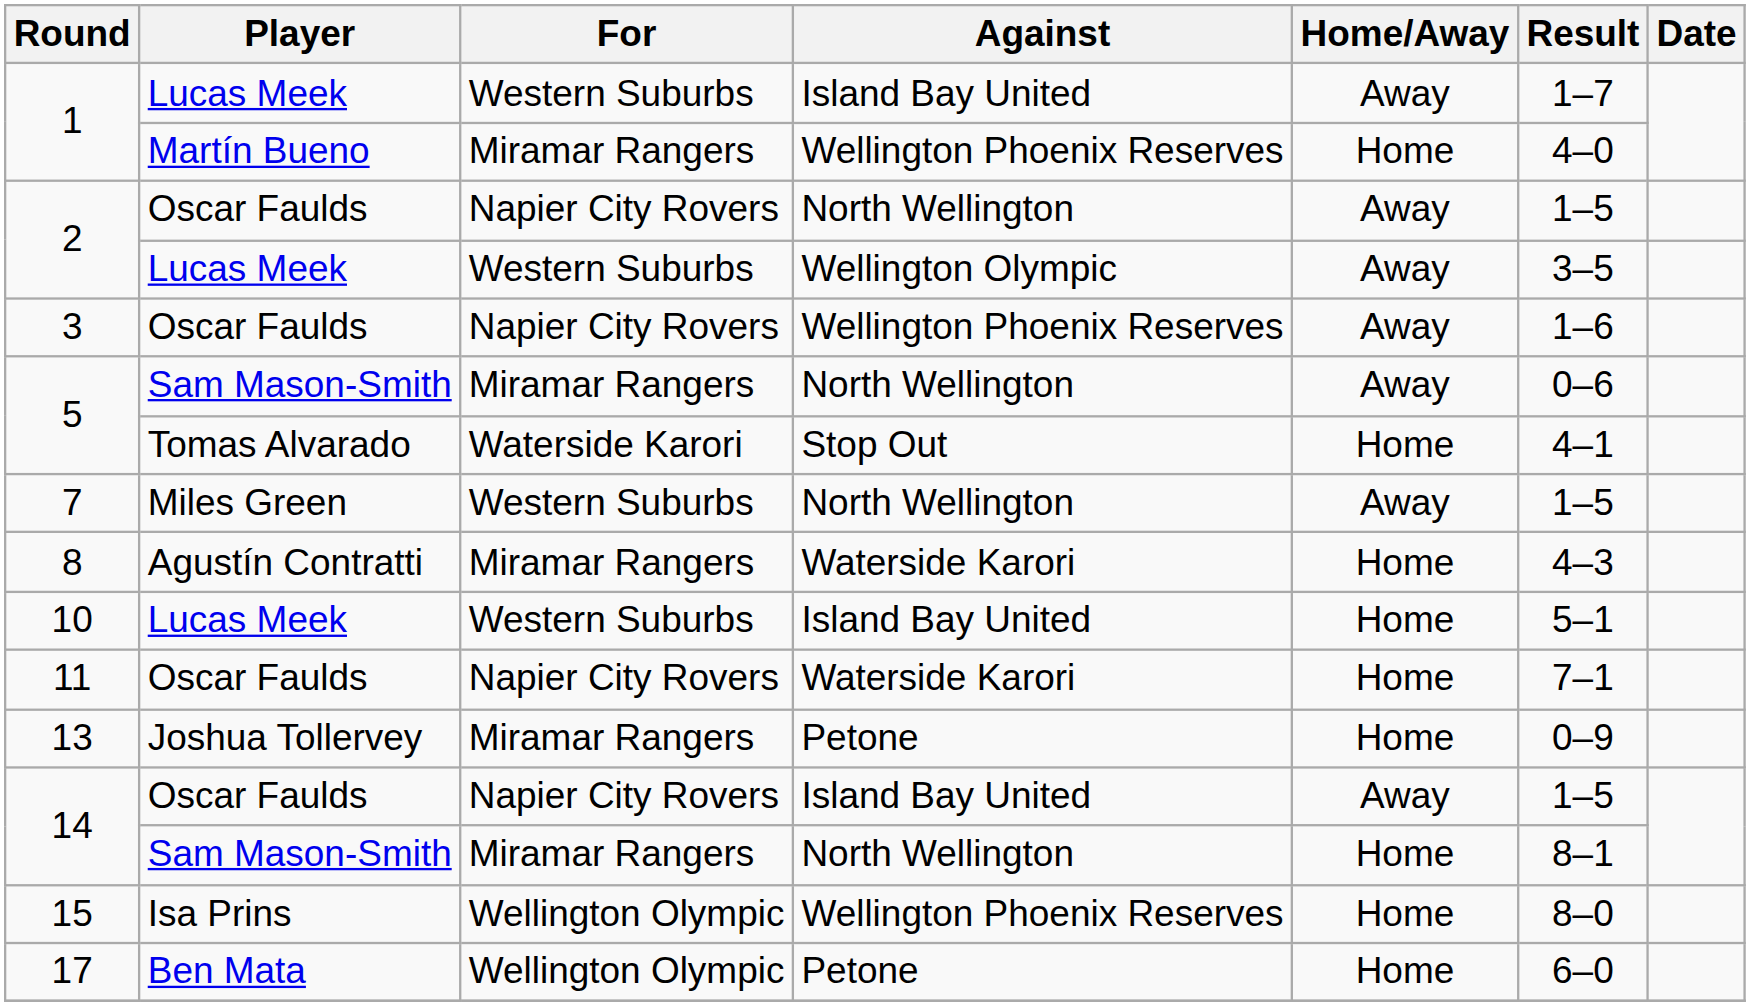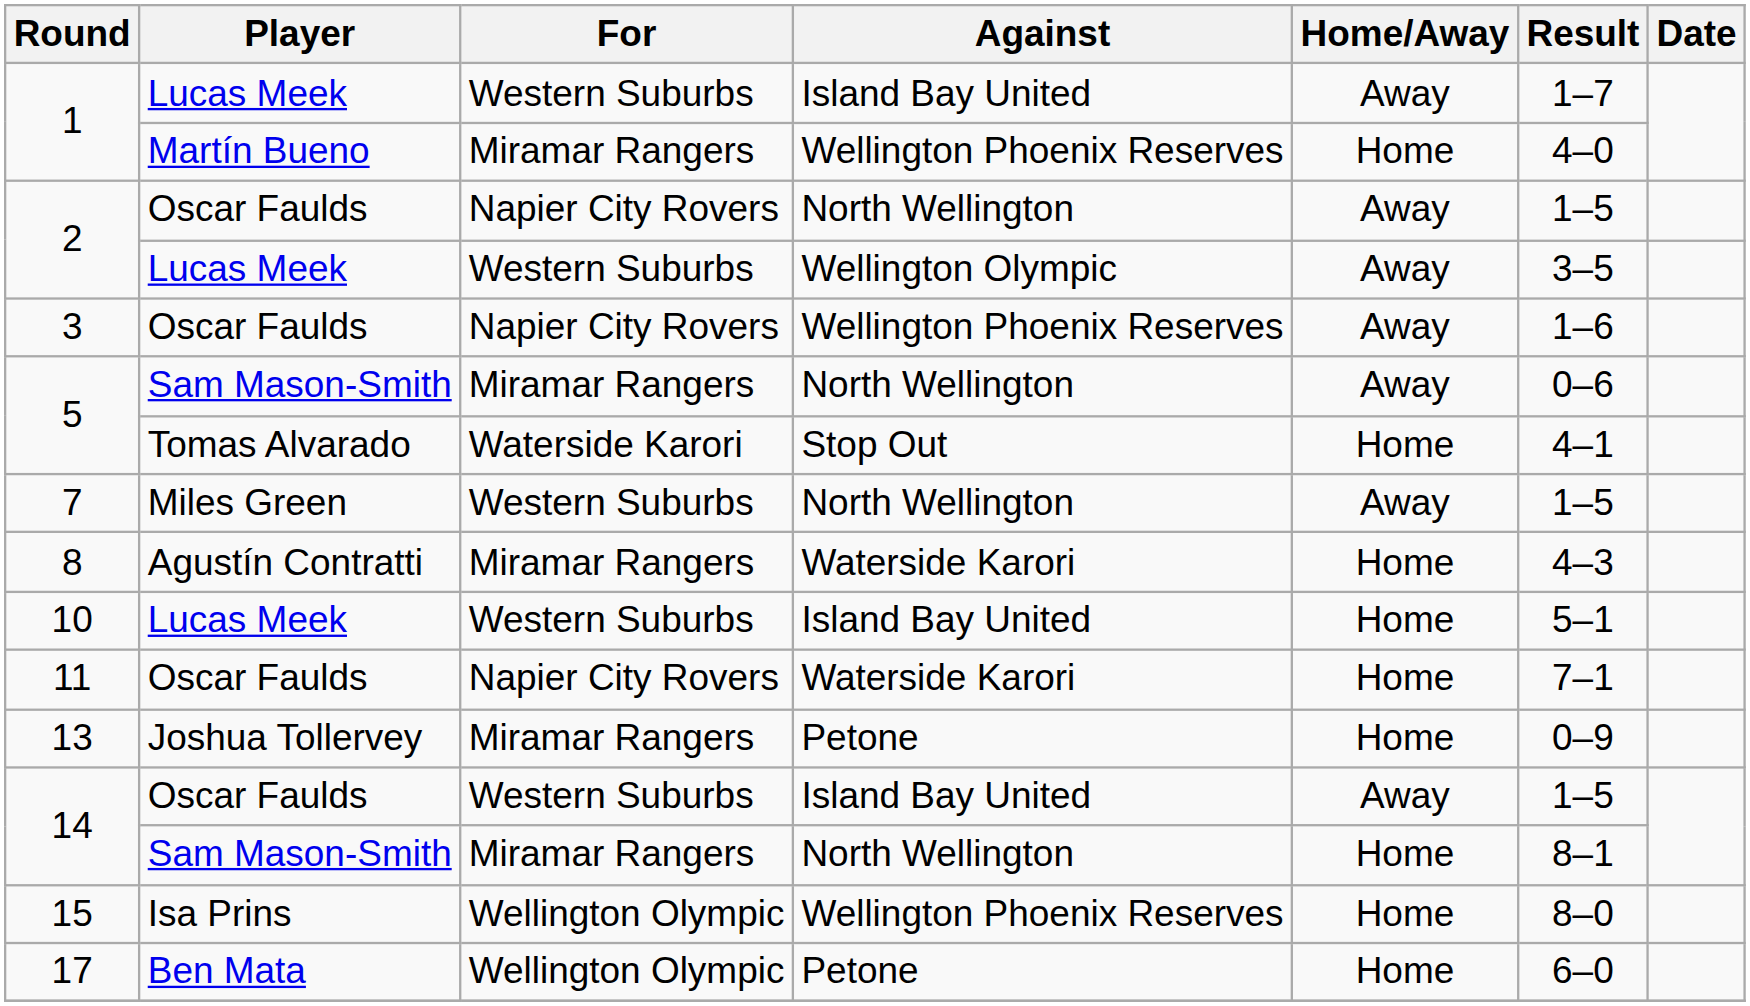(624, 795) Napier City Rovers -> (611, 795) Western Suburbs
